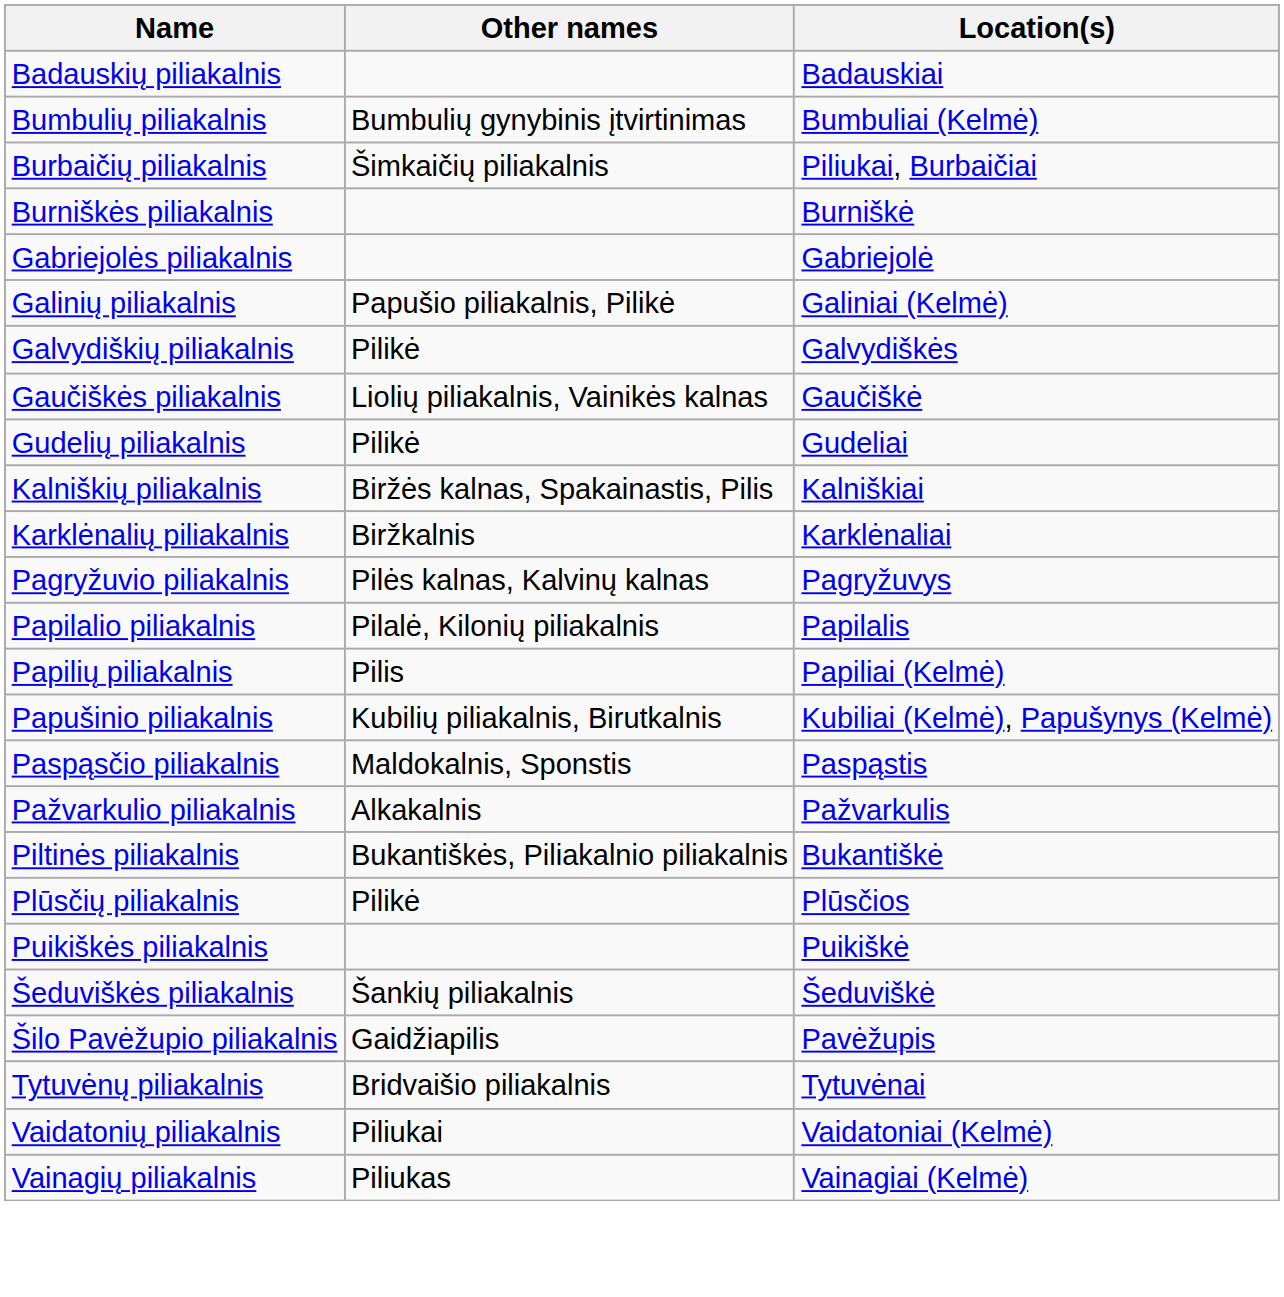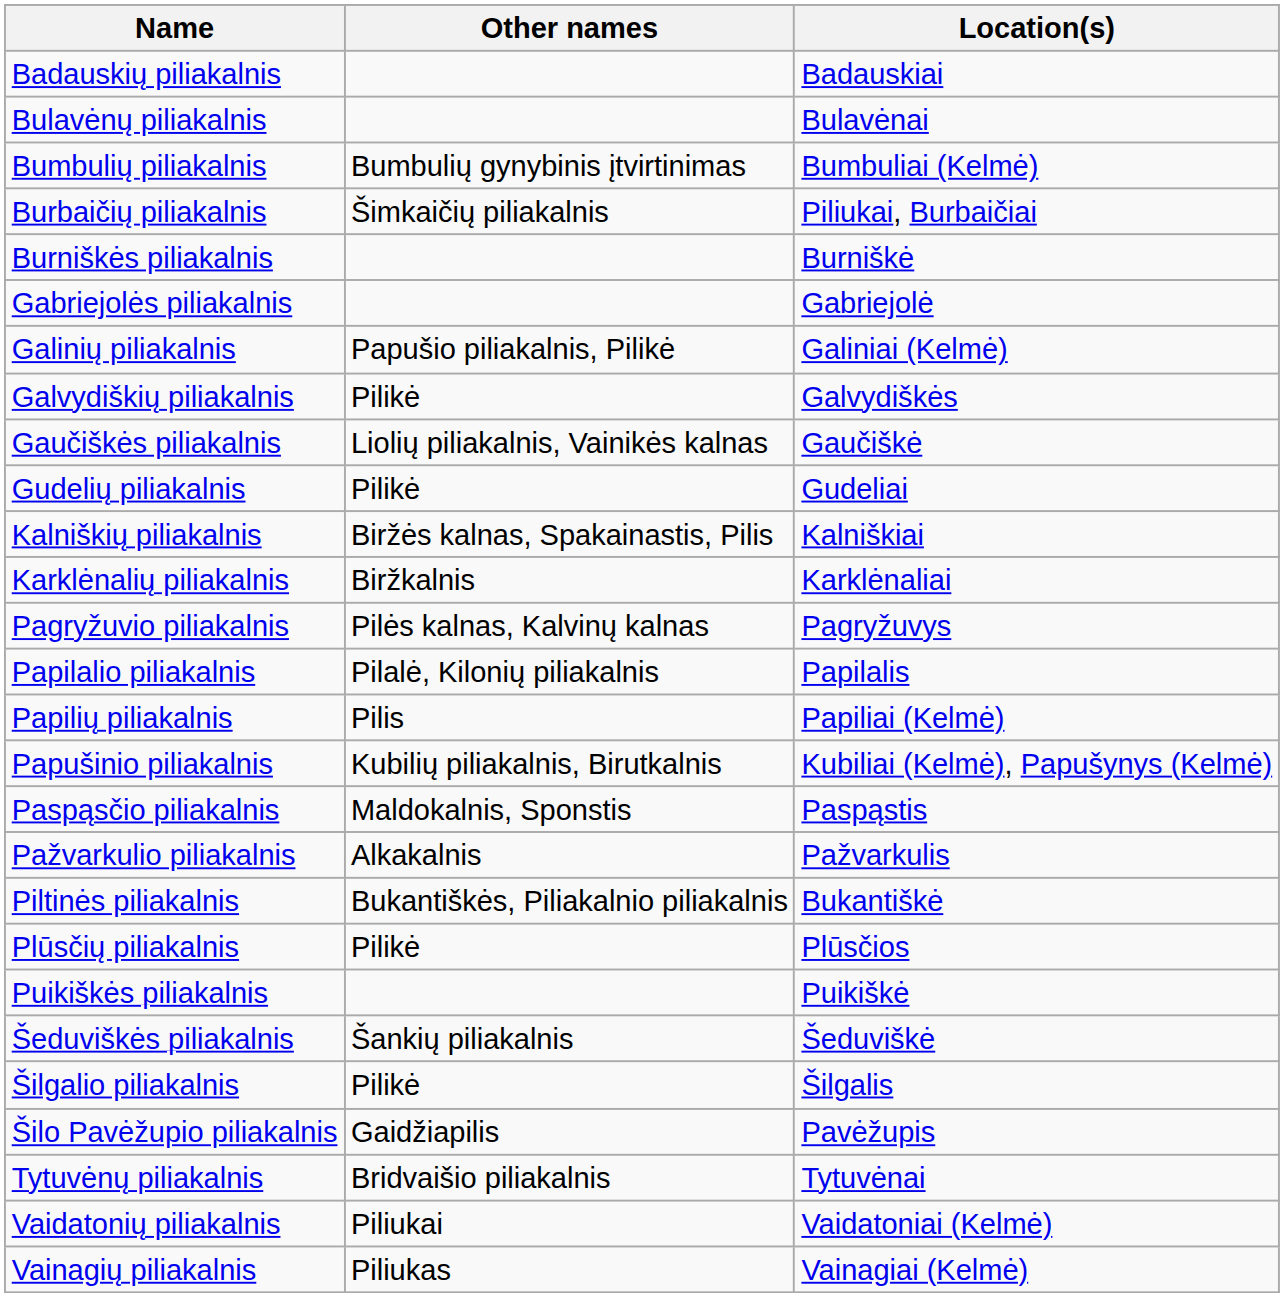+ row: (139, 120)
+ row: (125, 1085)
